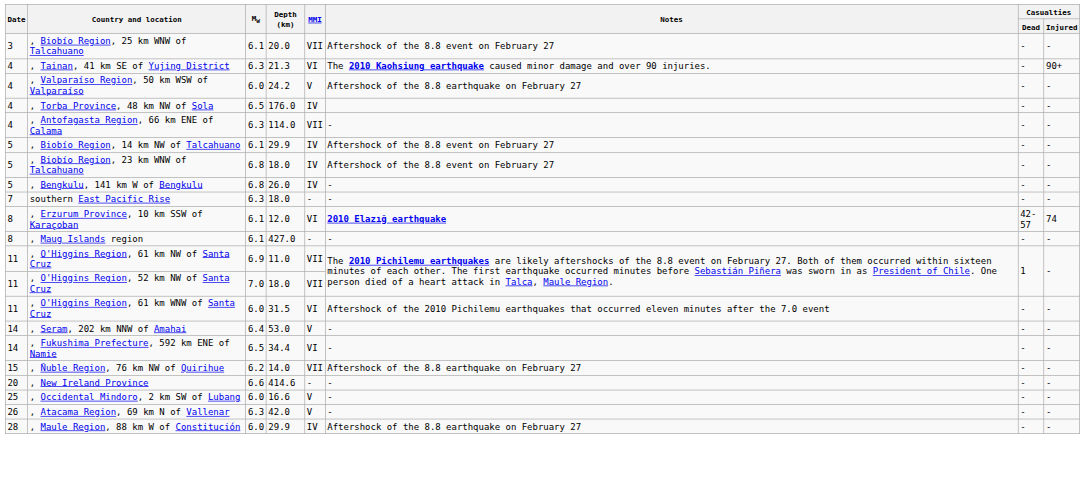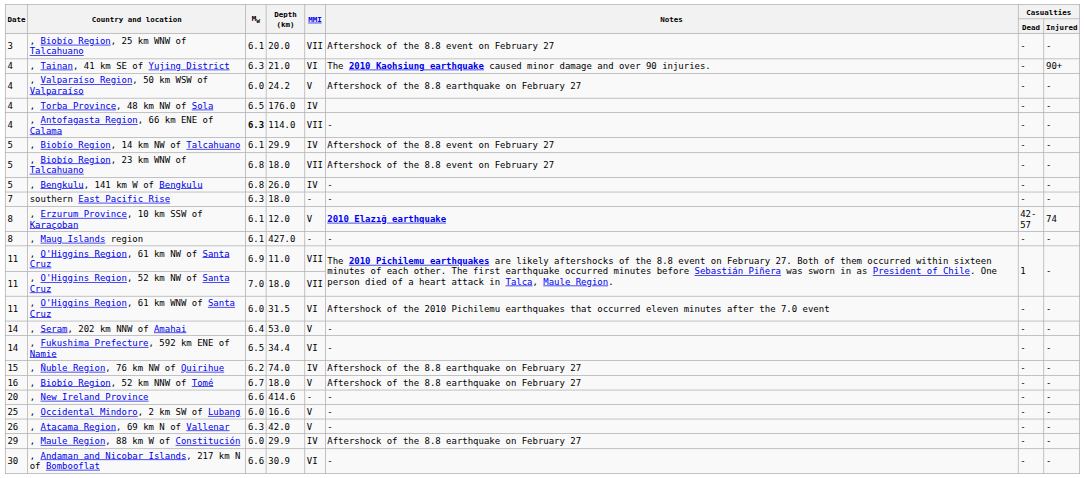(279, 66) 21.3 -> (279, 66) 21.0
(256, 125) normal -> (256, 125) bold
(312, 165) IV -> (315, 165) VII
(312, 219) VI -> (310, 219) V
(279, 368) 14.0 -> (279, 368) 74.0
(315, 368) VII -> (312, 368) IV
+ row: (122, 383)
(13, 426) 28 -> (13, 441) 29
+ row: (135, 461)
